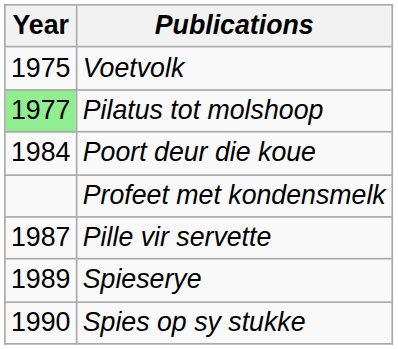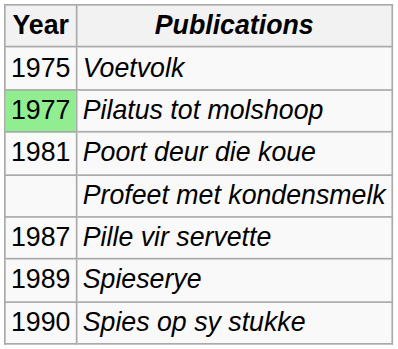(41, 152) 1984 -> (41, 152) 1981
